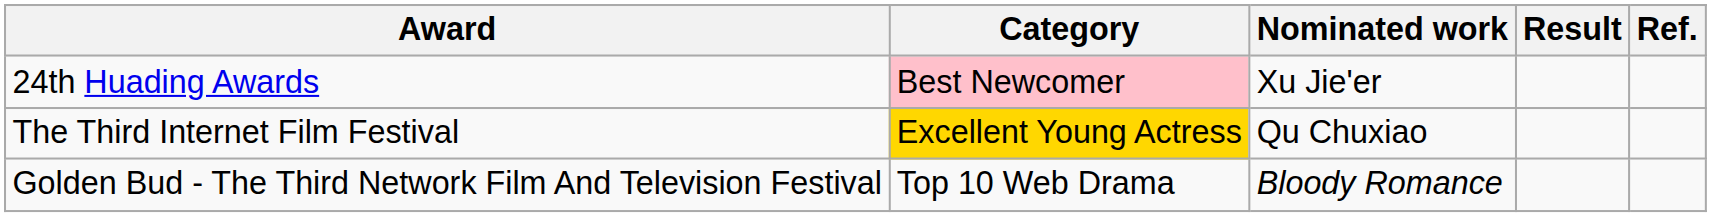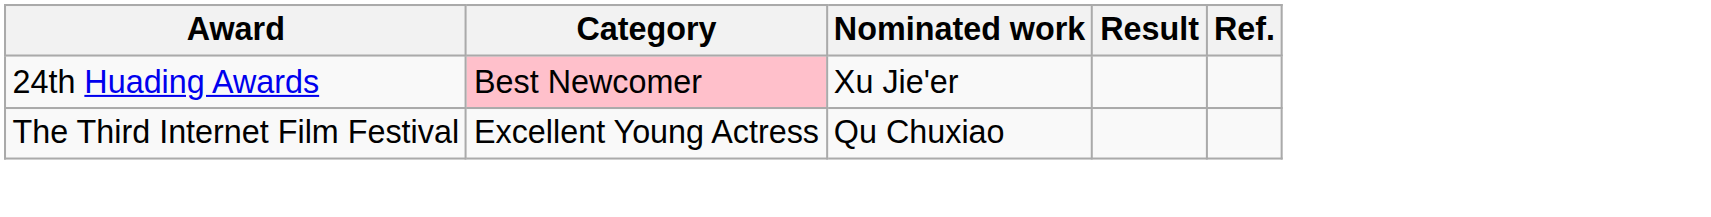(1069, 132) gold background -> (646, 132) no background
- row: (447, 183)
